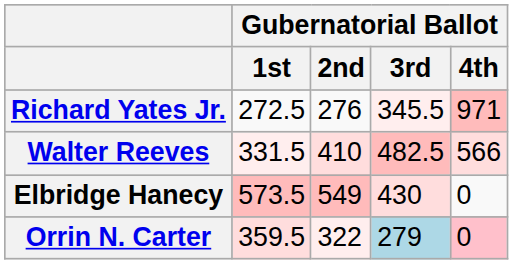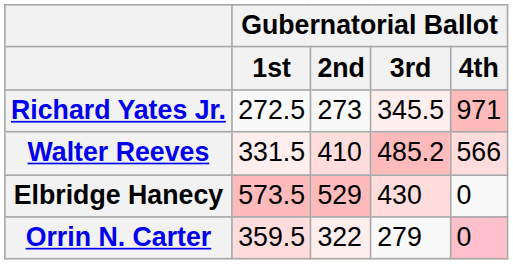(340, 110) 276 -> (340, 110) 273
(411, 152) 482.5 -> (411, 152) 485.2
(340, 195) 549 -> (340, 195) 529
(400, 237) lightblue background -> (400, 237) no background
